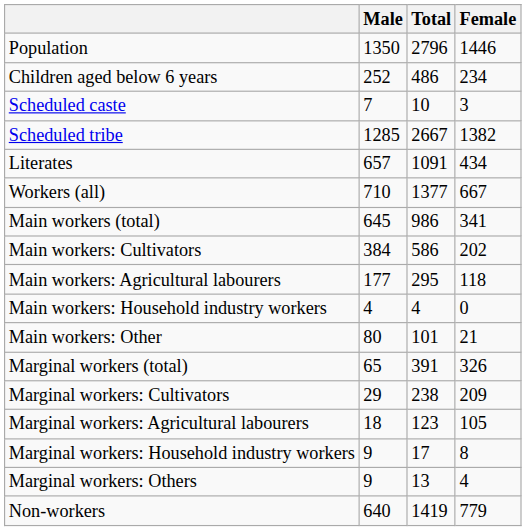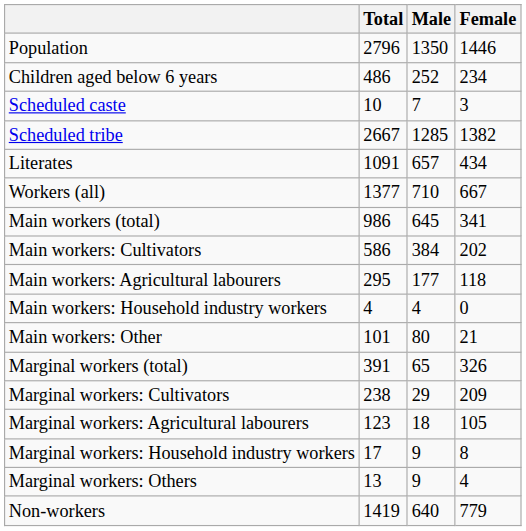columns swapped: (431, 18) <-> (383, 18)
